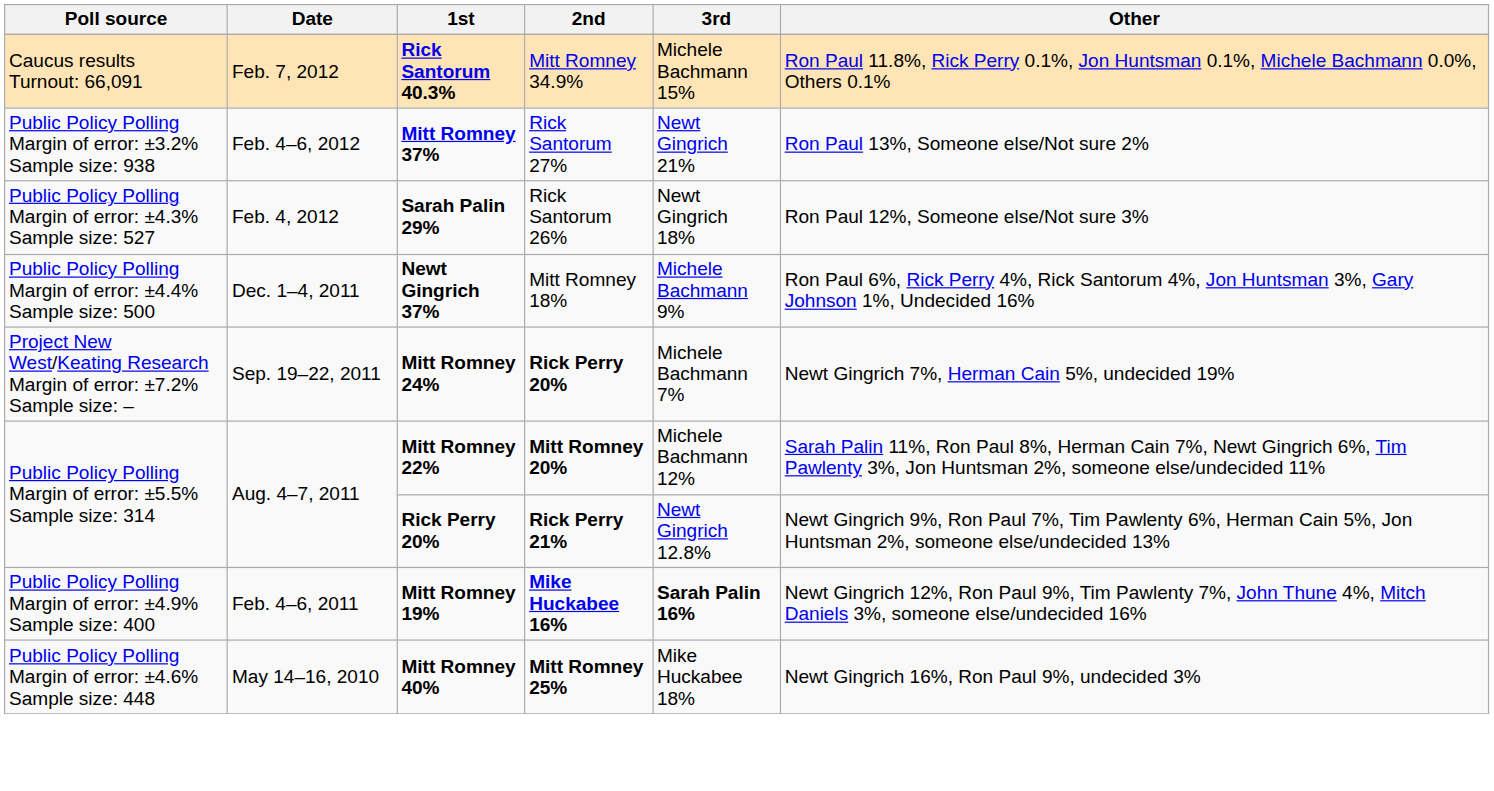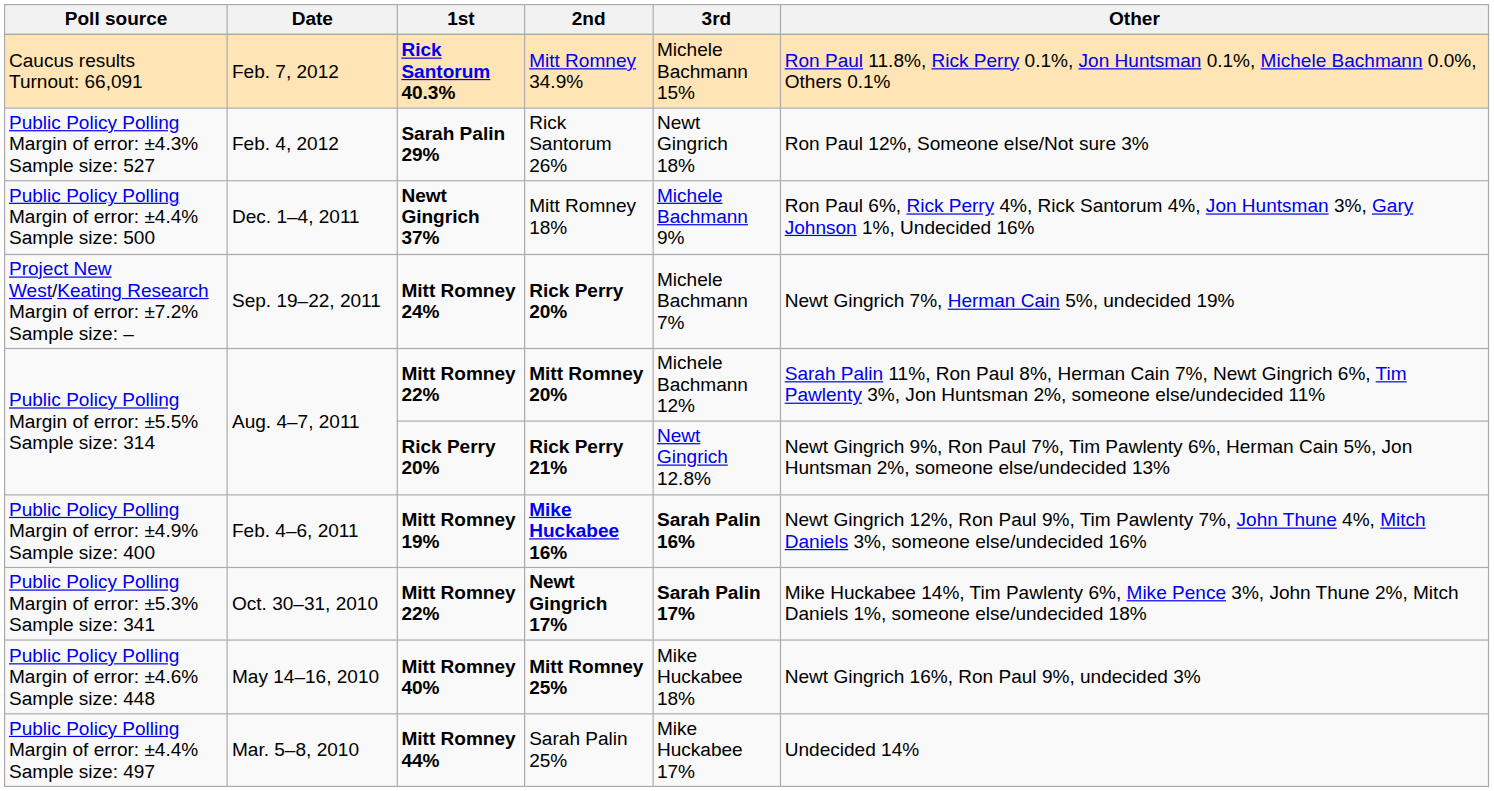- row: (570, 144)
+ row: (568, 603)
+ row: (578, 749)
